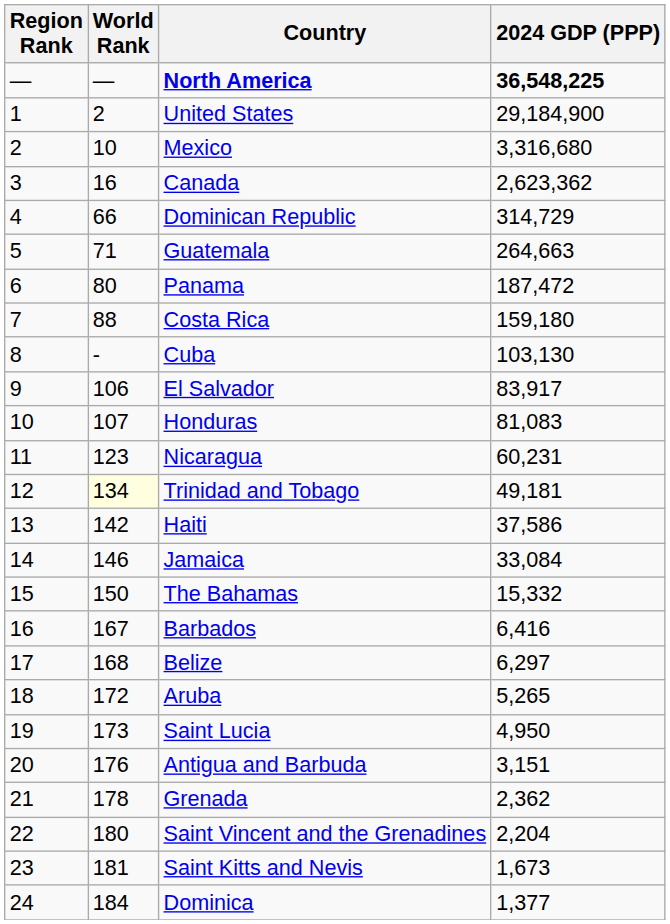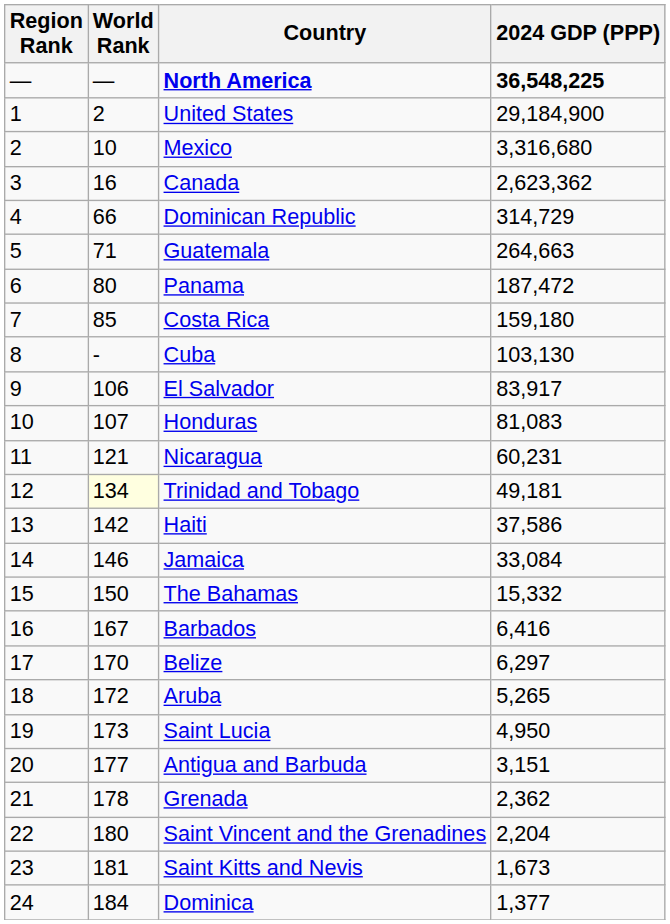(105, 319) 88 -> (105, 319) 85
(111, 457) 123 -> (111, 457) 121
(111, 662) 168 -> (111, 662) 170
(111, 765) 176 -> (111, 765) 177
